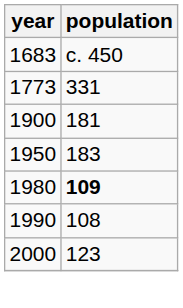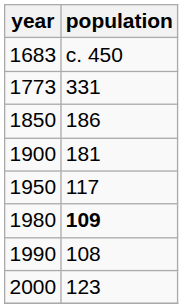+ row: (33, 120)
(83, 154) 183 -> (82, 187) 117
